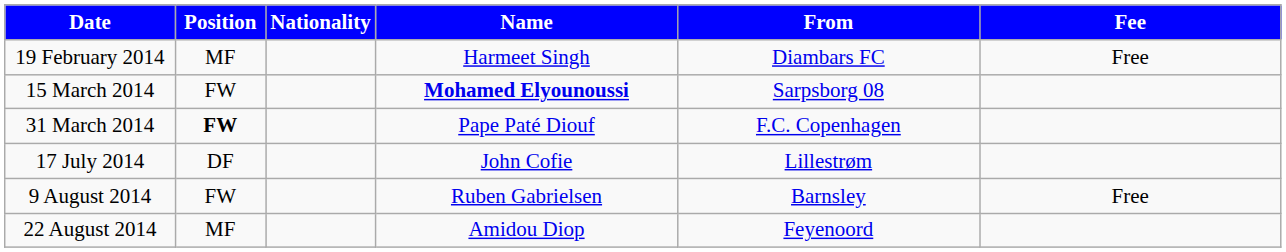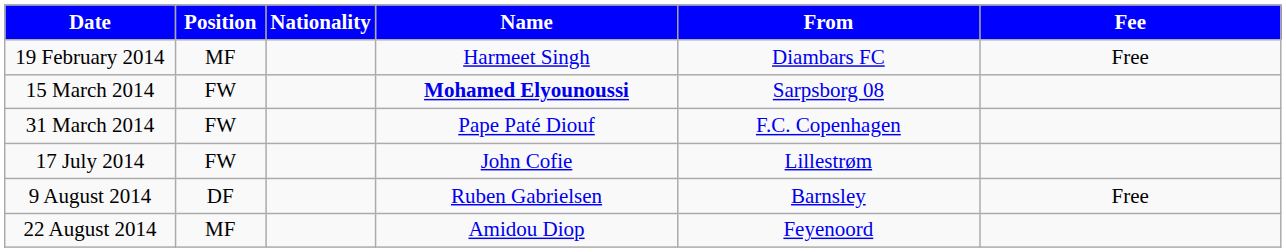(220, 126) bold -> (220, 126) normal
(220, 160) DF -> (220, 160) FW
(220, 195) FW -> (220, 195) DF
